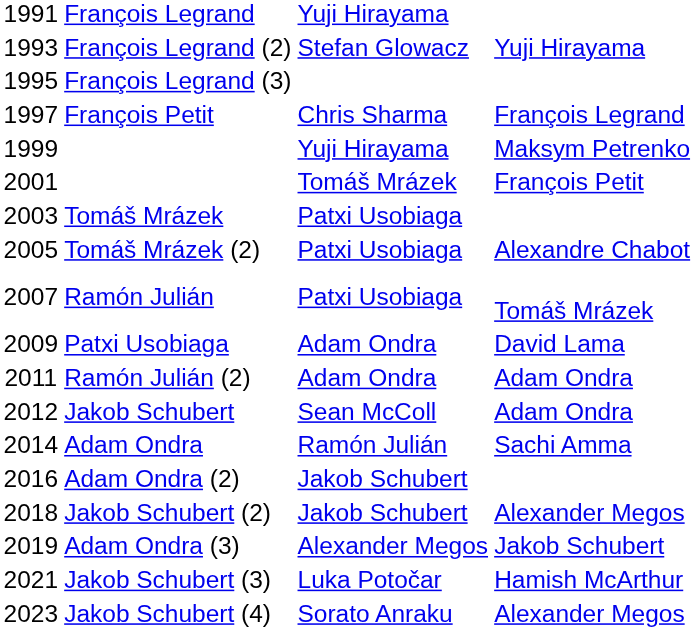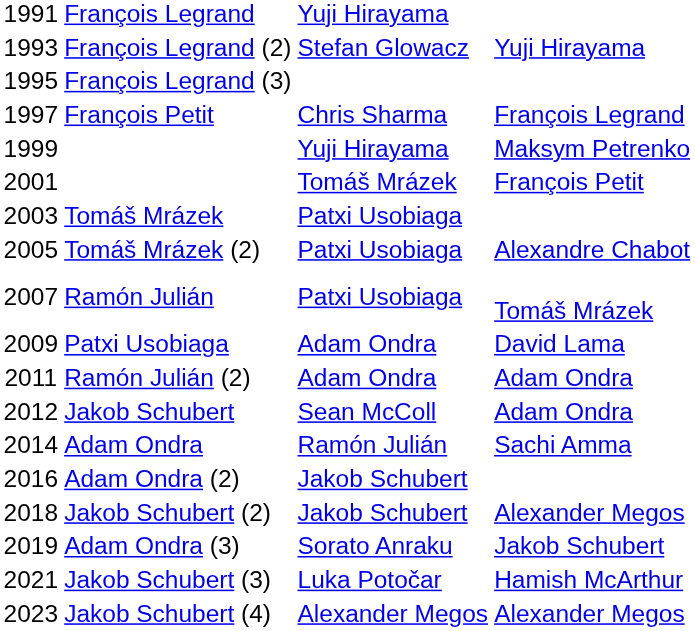(393, 546) Alexander Megos -> (375, 546) Sorato Anraku
(375, 613) Sorato Anraku -> (393, 613) Alexander Megos
